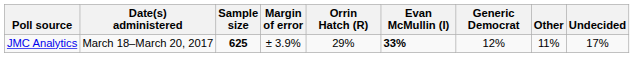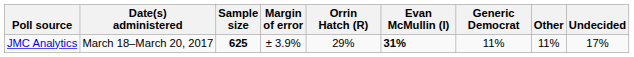(395, 43) 33% -> (395, 43) 31%
(494, 43) 12% -> (494, 43) 11%
